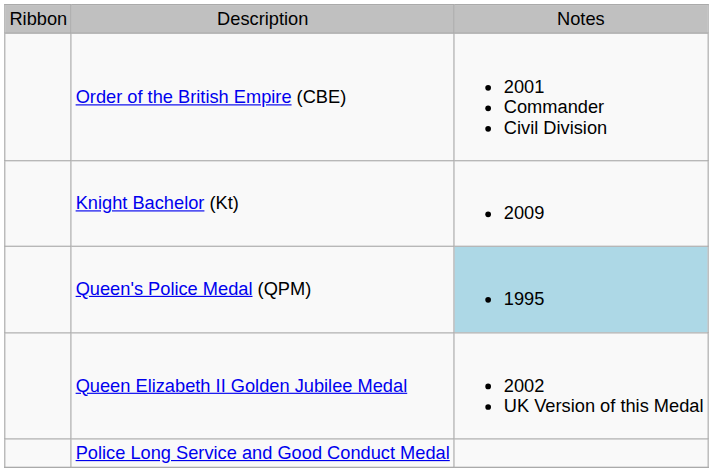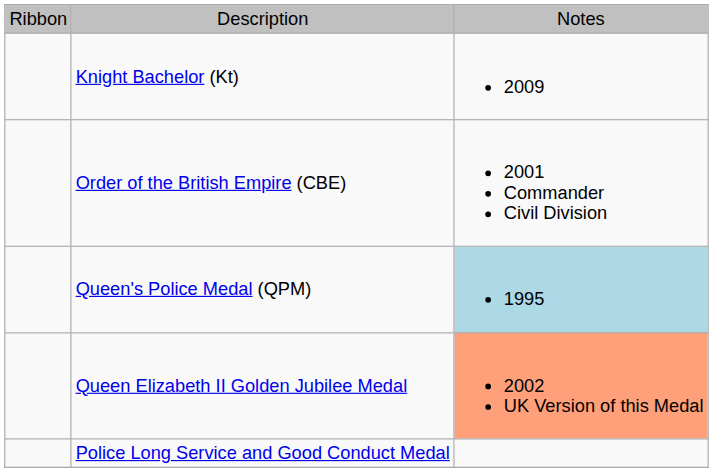rows swapped: (157, 203) <-> (211, 96)
(581, 396) no background -> (581, 396) lightsalmon background
